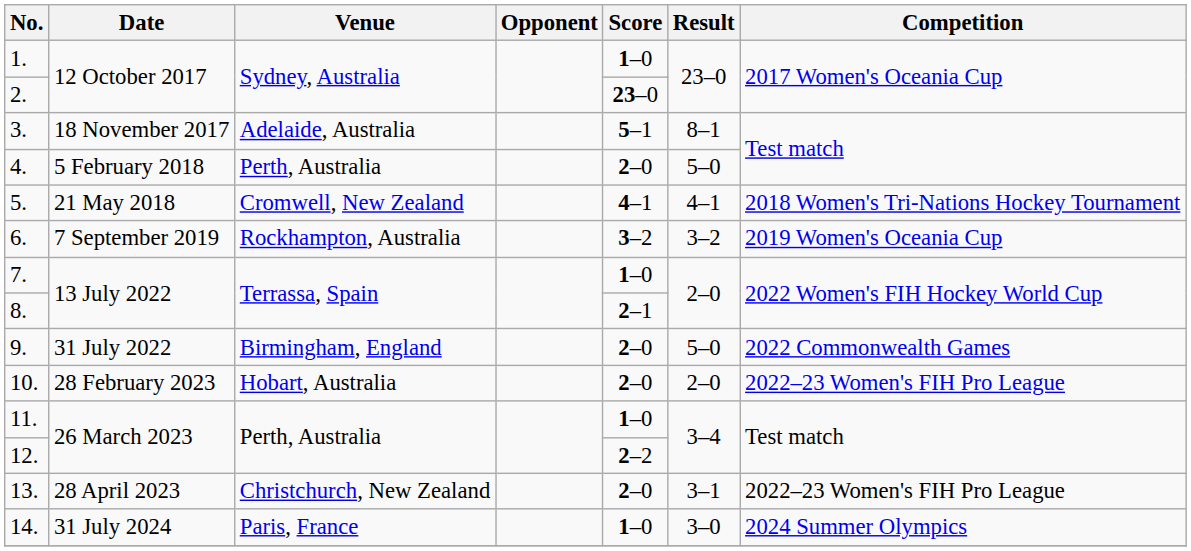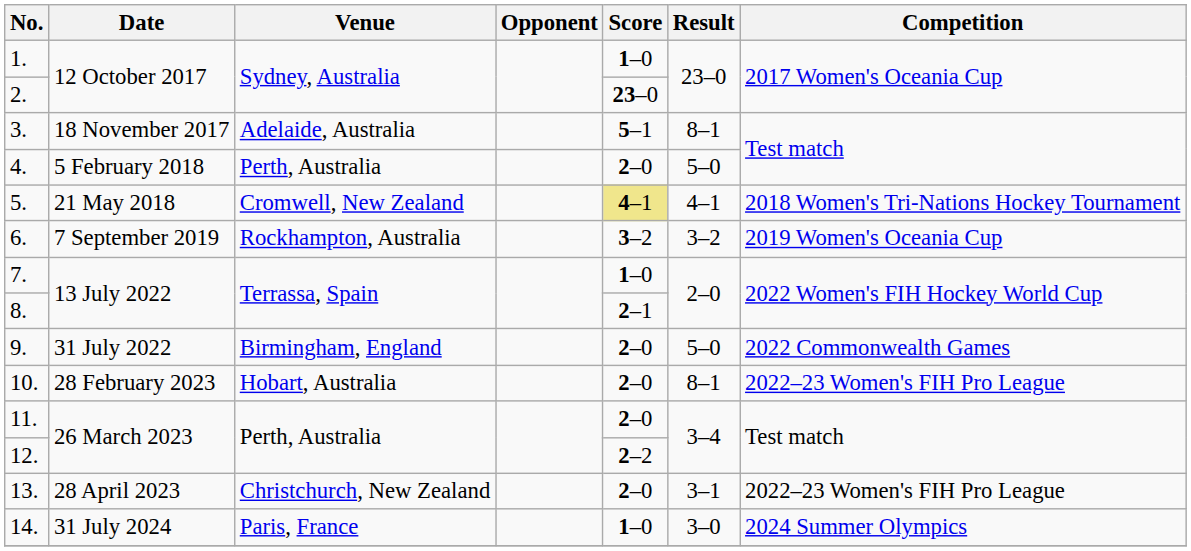(635, 202) no background -> (635, 202) khaki background
(704, 382) 2–0 -> (704, 382) 8–1
(635, 418) 1–0 -> (635, 418) 2–0
